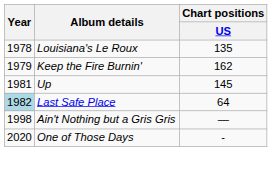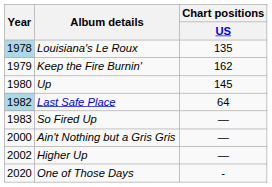(19, 48) no background -> (19, 48) lightblue background
(19, 84) 1981 -> (19, 84) 1980
+ row: (67, 119)
(19, 119) 1998 -> (19, 137) 2000
+ row: (62, 155)
